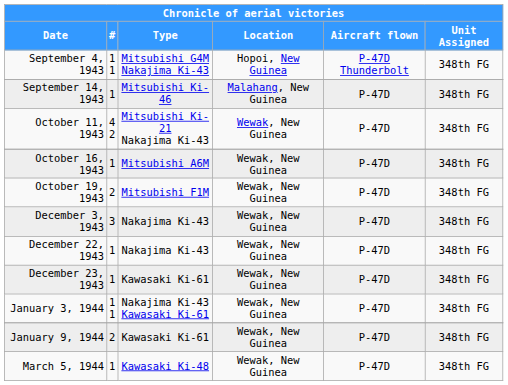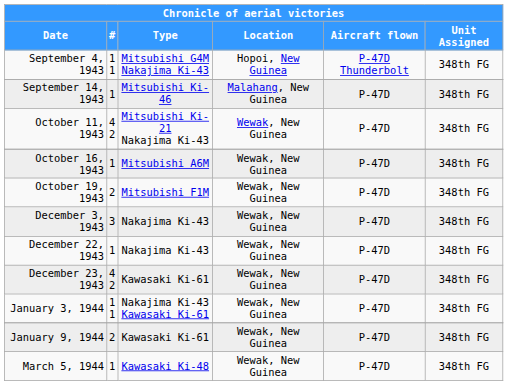(112, 279) 1 -> (112, 279) 4 2
